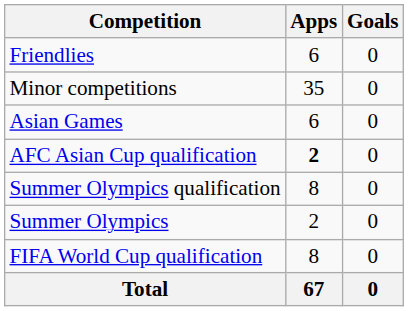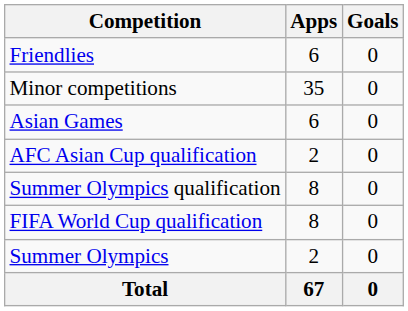(314, 155) bold -> (314, 155) normal
rows swapped: (89, 222) <-> (136, 255)
